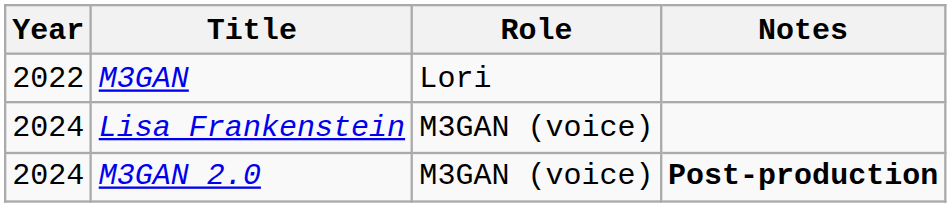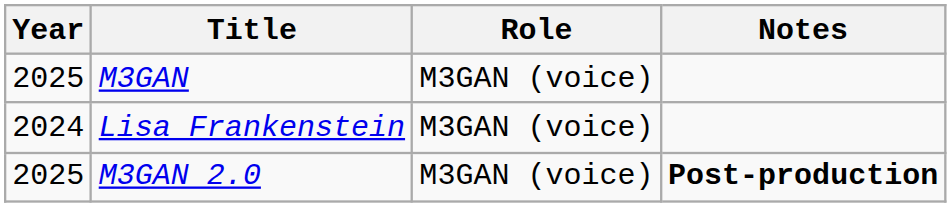(48, 79) 2022 -> (48, 79) 2025
(455, 79) Lori -> (537, 79) M3GAN (voice)
(48, 176) 2024 -> (48, 176) 2025
